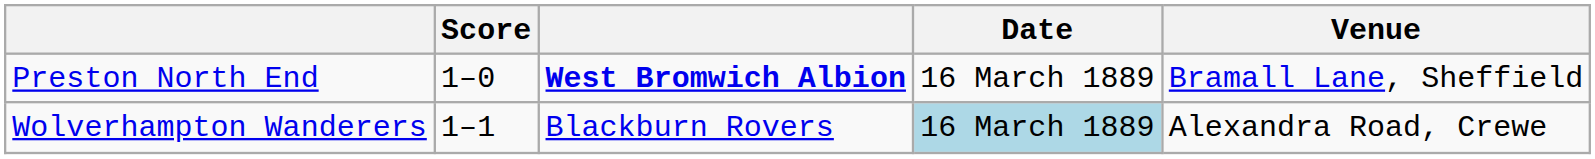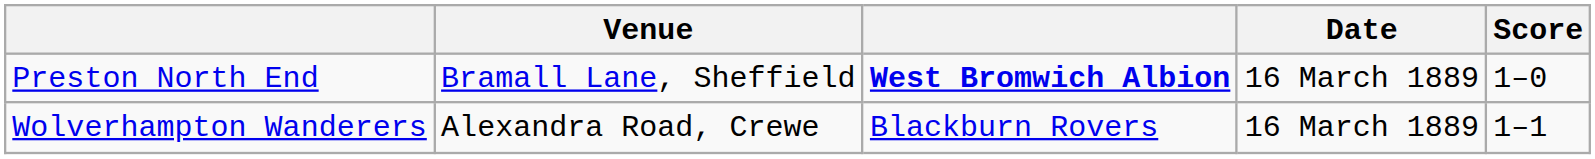columns swapped: (486, 30) <-> (1376, 30)
(1037, 128) lightblue background -> (1362, 128) no background
